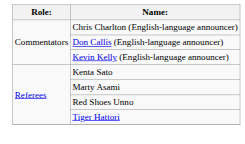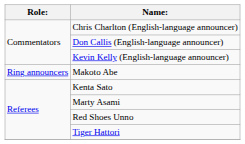+ row: (95, 72)
